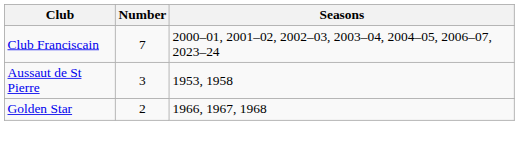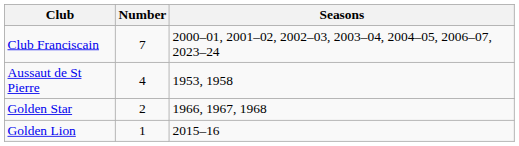(142, 80) 3 -> (142, 80) 4
+ row: (42, 130)
